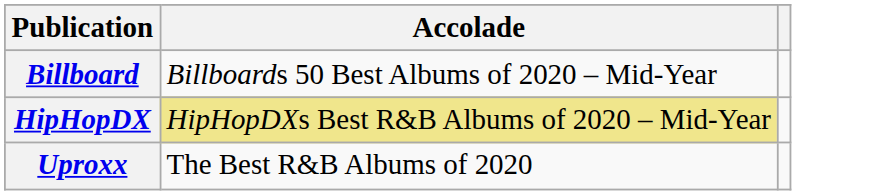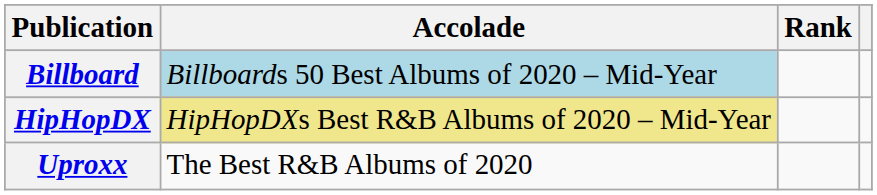+ column: (818, 27)
(442, 73) no background -> (442, 73) lightblue background
